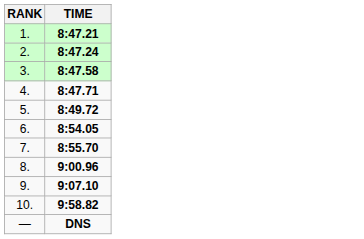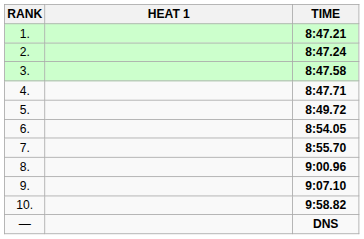+ column: (169, 14)
